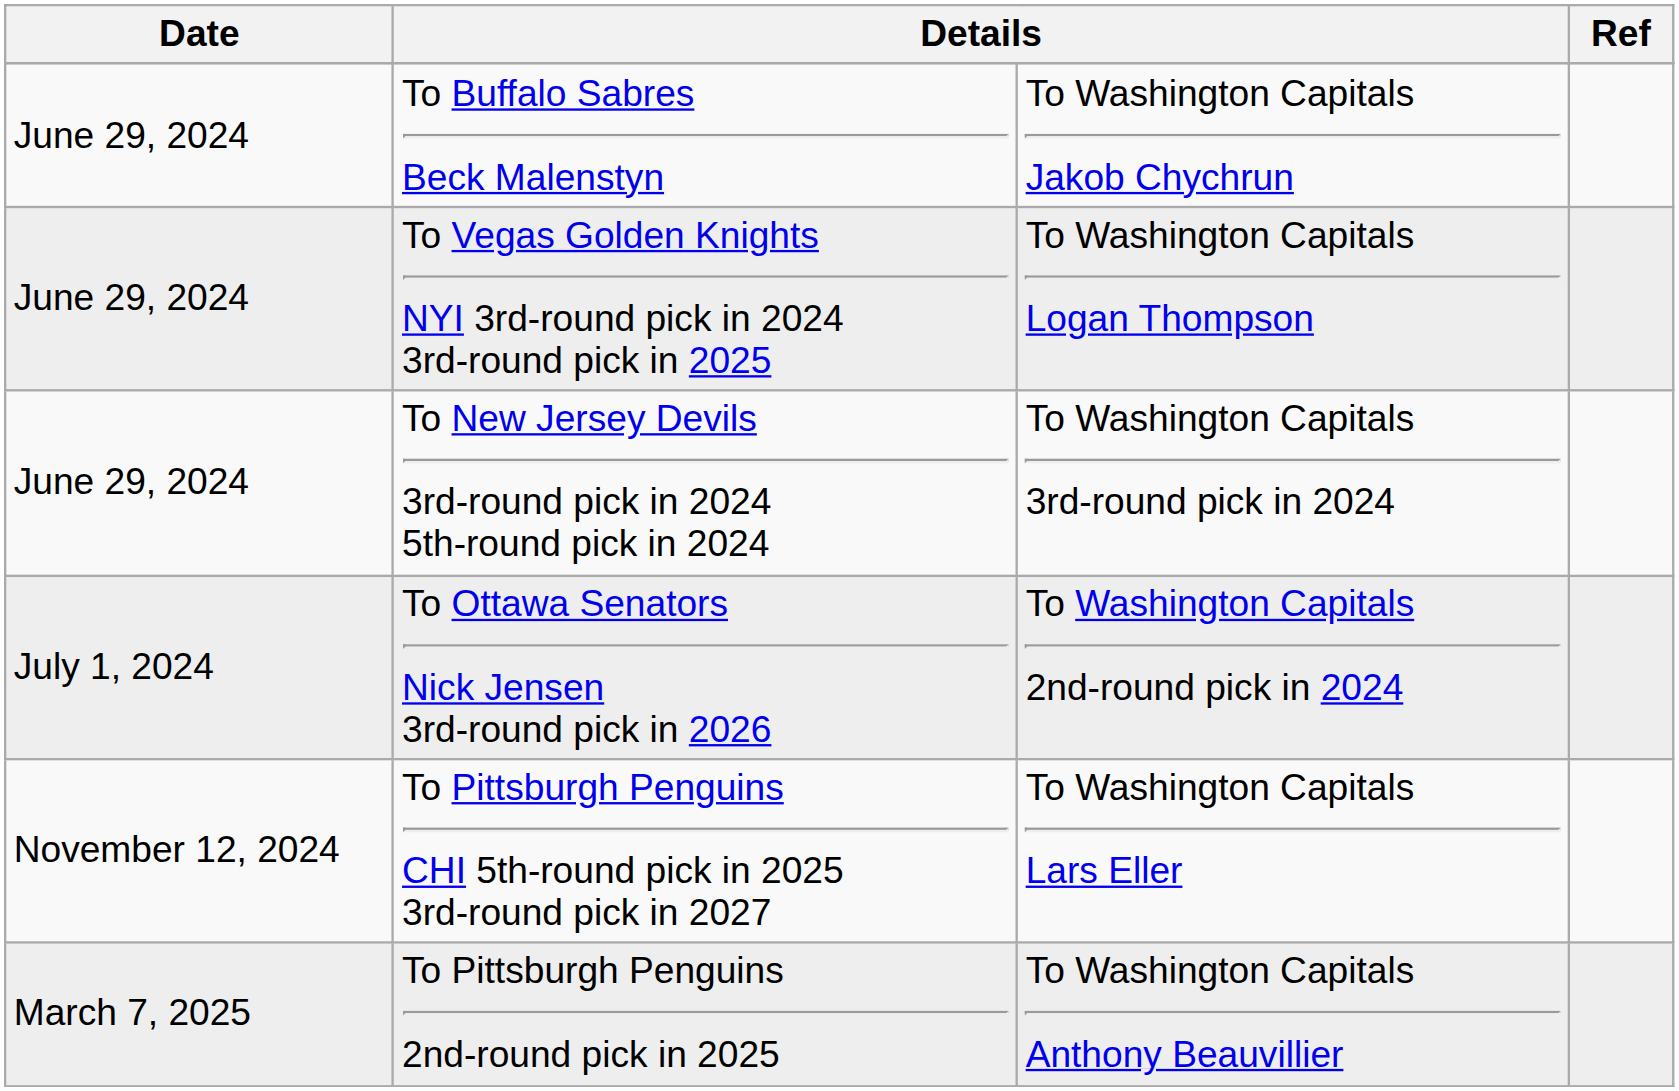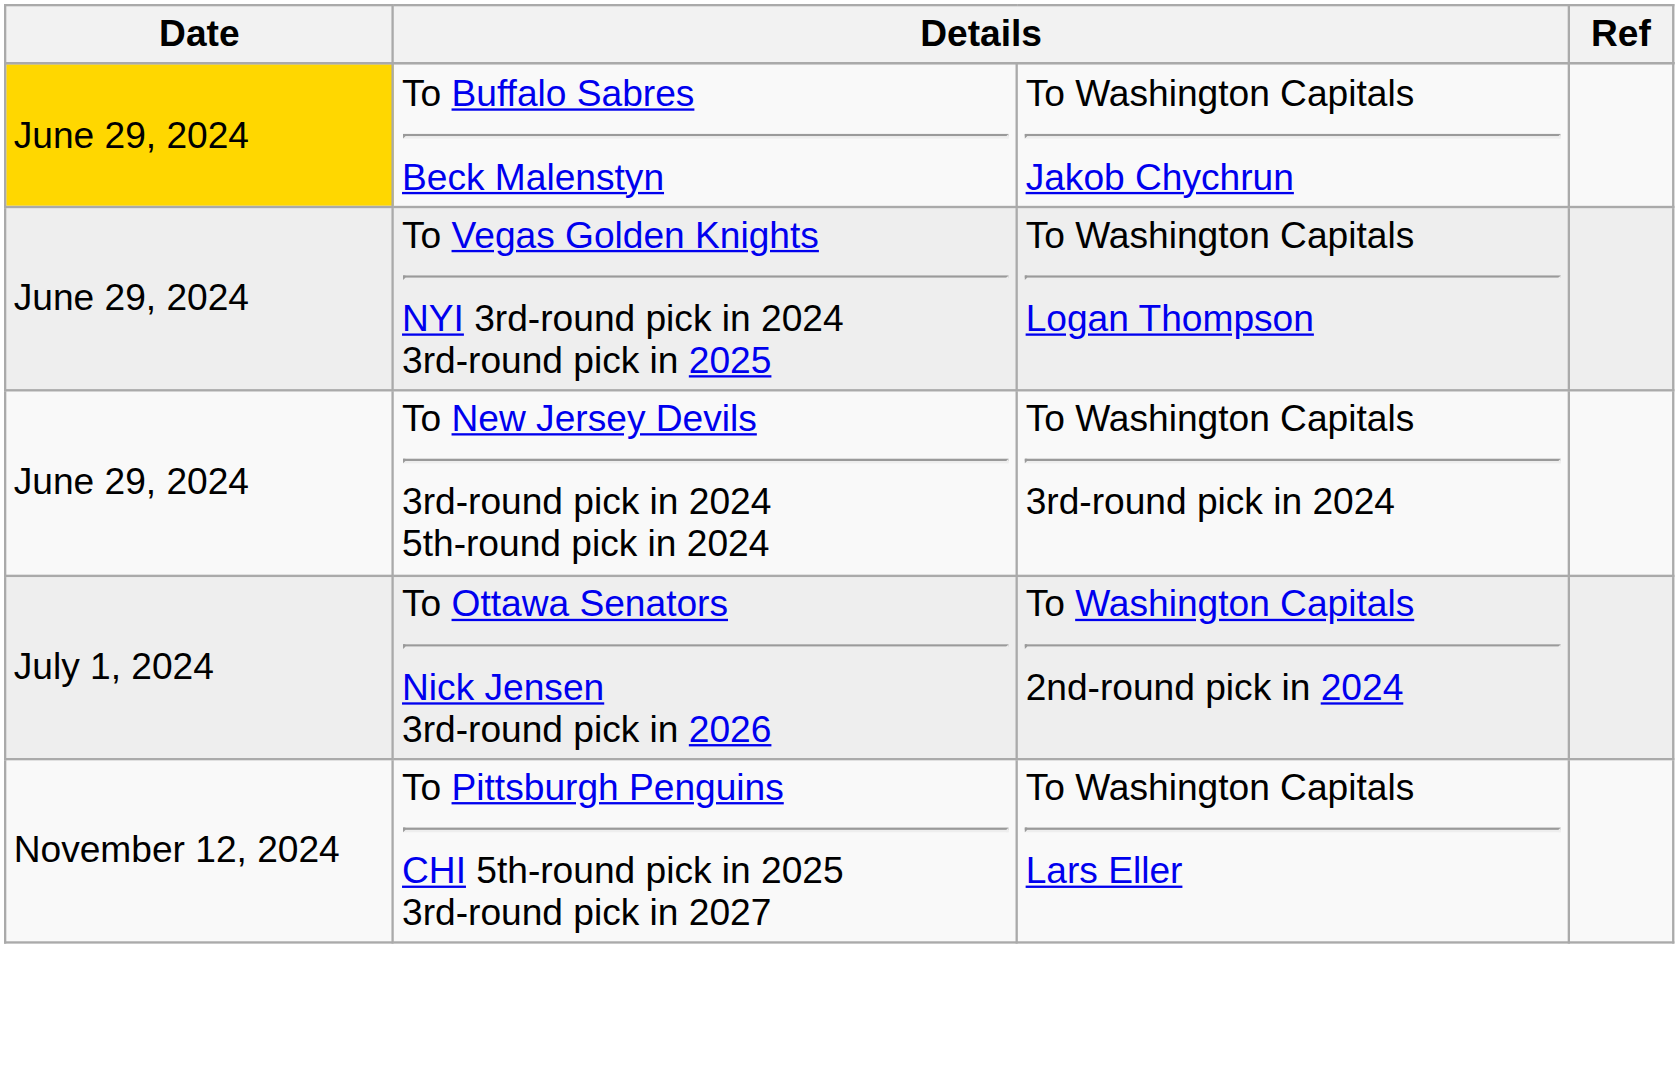(131, 134) no background -> (131, 134) gold background
- row: (705, 1013)
